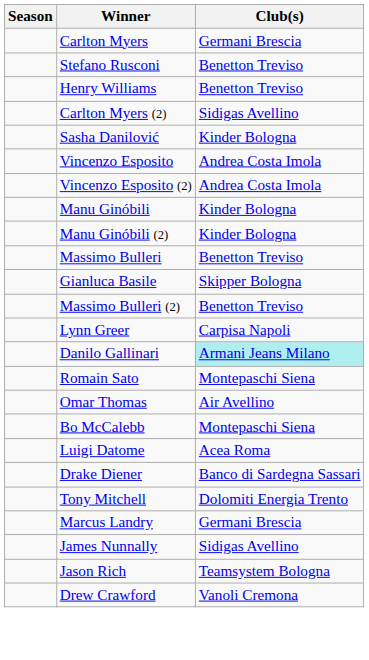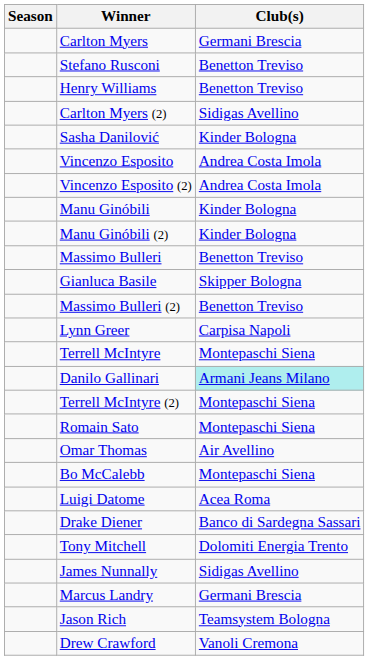+ row: (110, 354)
+ row: (119, 402)
rows swapped: (109, 546) <-> (106, 522)
